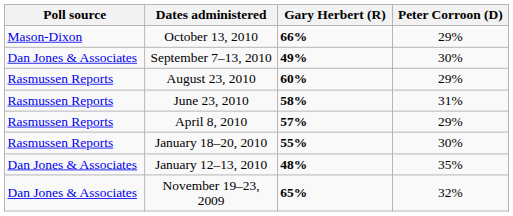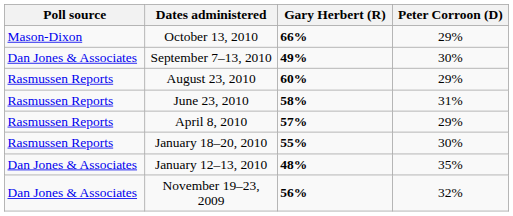(294, 193) 65% -> (294, 193) 56%
